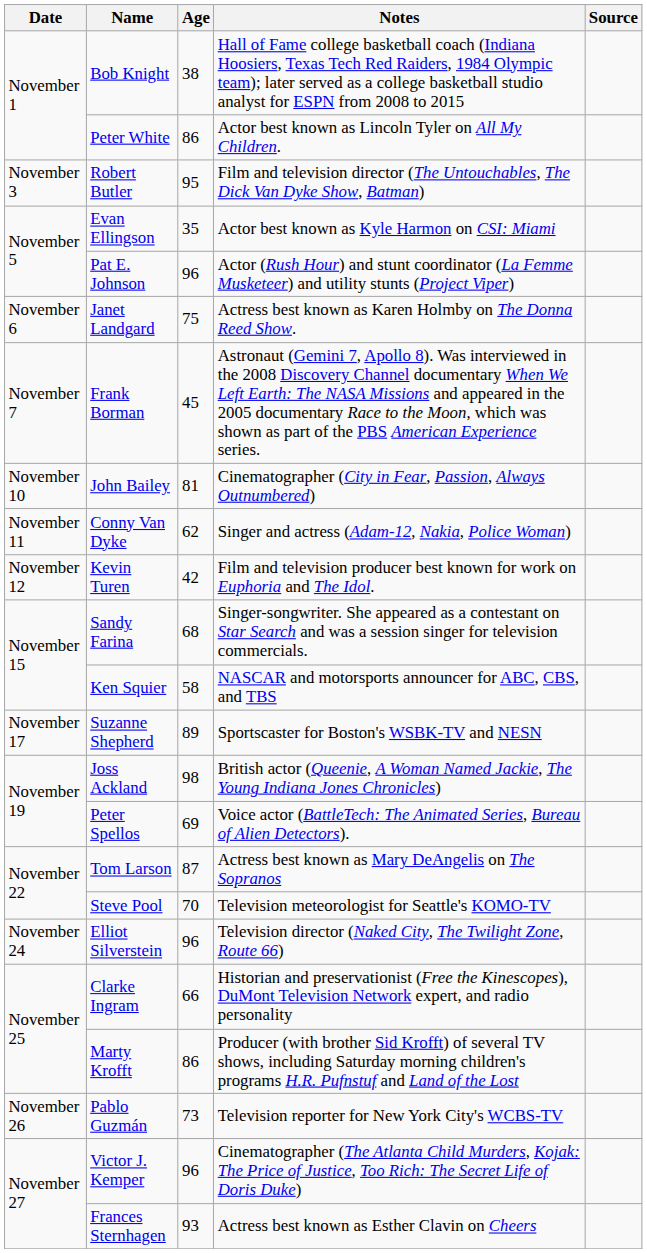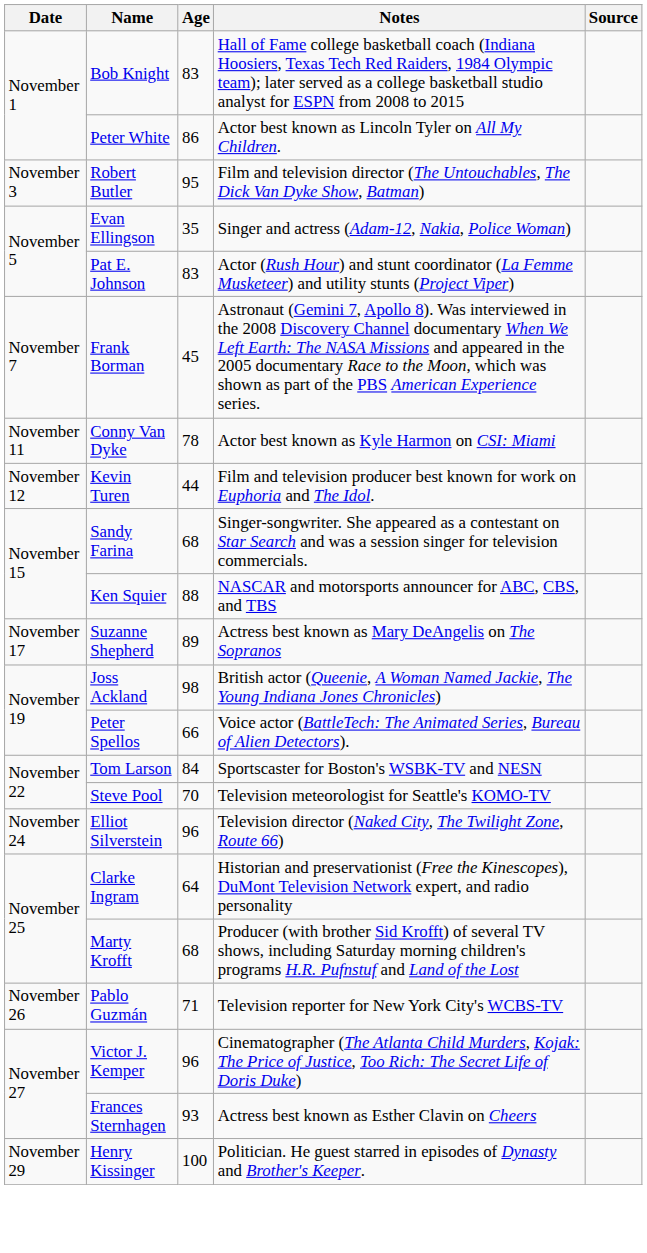(190, 72) 38 -> (190, 72) 83
(387, 228) Actor best known as Kyle Harmon on CSI: Miami -> (394, 228) Singer and actress (Adam-12, Nakia, Police Woman)
(190, 273) 96 -> (190, 273) 83
- row: (122, 319)
- row: (130, 486)
(190, 531) 62 -> (190, 440) 78
(394, 531) Singer and actress (Adam-12, Nakia, Police Woman) -> (387, 440) Actor best known as Kyle Harmon on CSI: Miami
(190, 577) 42 -> (190, 486) 44
(190, 687) 58 -> (190, 596) 88
(380, 732) Sportscaster for Boston's WSBK-TV and NESN -> (376, 641) Actress best known as Mary DeAngelis on The Sopranos
(190, 823) 69 -> (190, 732) 66
(190, 869) 87 -> (190, 768) 84
(376, 869) Actress best known as Mary DeAngelis on The Sopranos -> (380, 768) Sportscaster for Boston's WSBK-TV and NESN
(190, 996) 66 -> (190, 886) 64
(190, 1060) 86 -> (190, 951) 68
(190, 1115) 73 -> (190, 1006) 71
+ row: (122, 1161)
